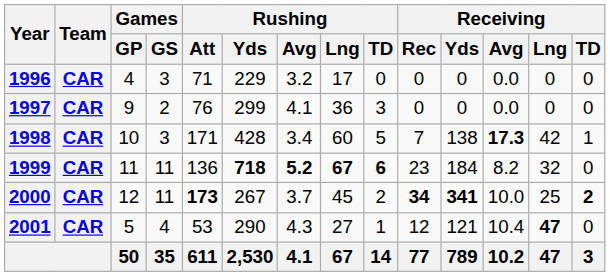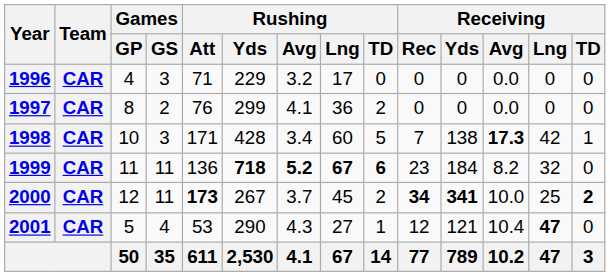(129, 108) 9 -> (129, 108) 8
(381, 108) 3 -> (381, 108) 2
